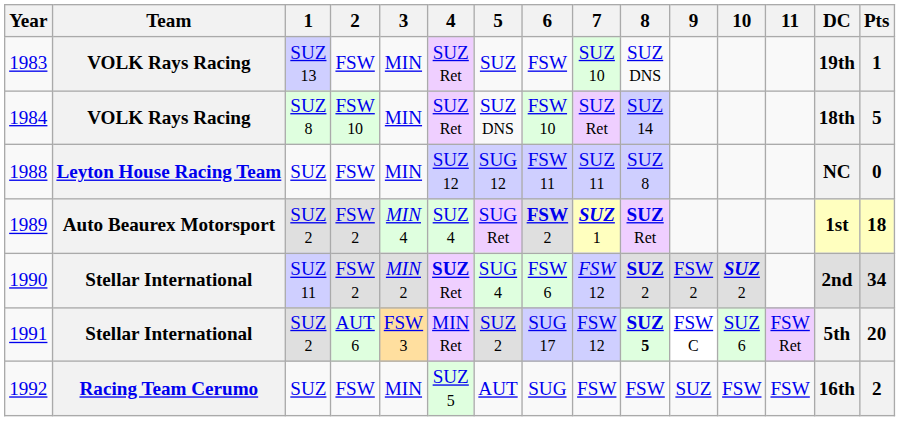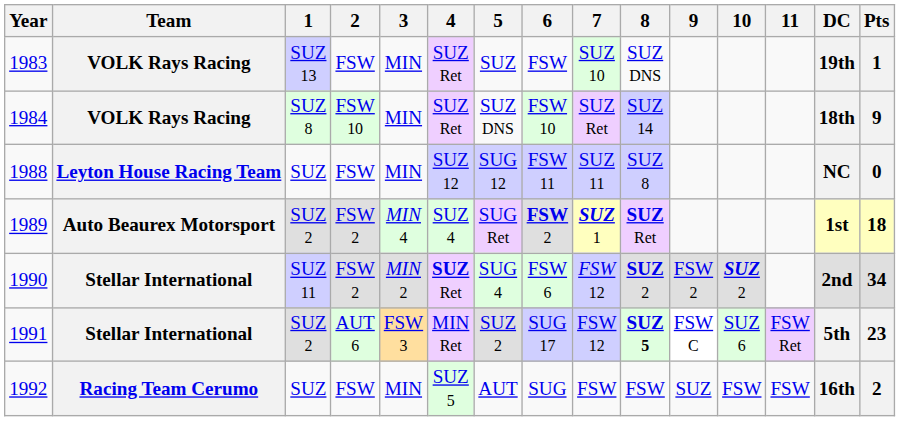(877, 117) 5 -> (877, 117) 9
(877, 334) 20 -> (877, 334) 23
